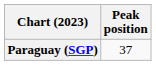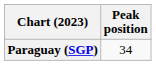(126, 49) 37 -> (126, 49) 34
